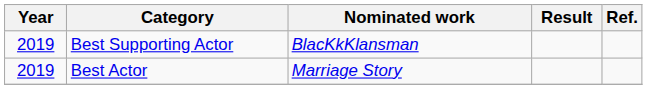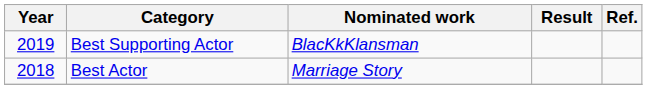(36, 71) 2019 -> (36, 71) 2018
